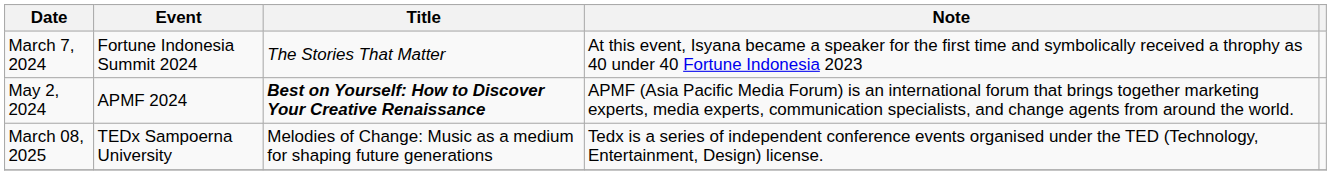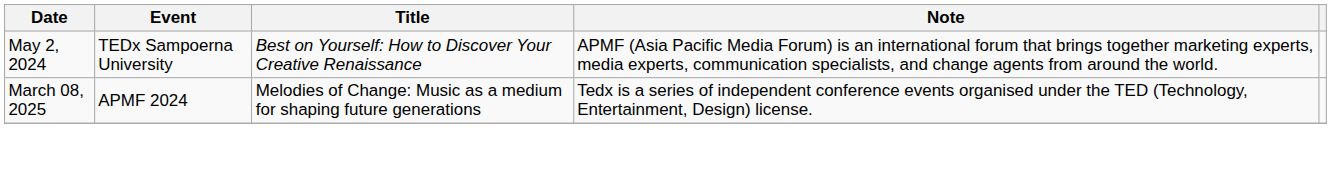- row: (41, 54)
(142, 100) APMF 2024 -> (166, 54) TEDx Sampoerna University
(406, 100) bold -> (403, 54) normal
(165, 146) TEDx Sampoerna University -> (143, 100) APMF 2024
